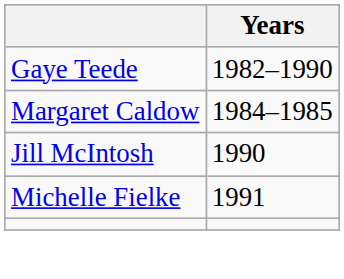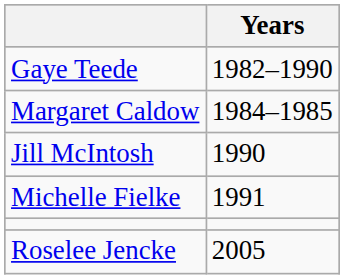+ row: (94, 251)
